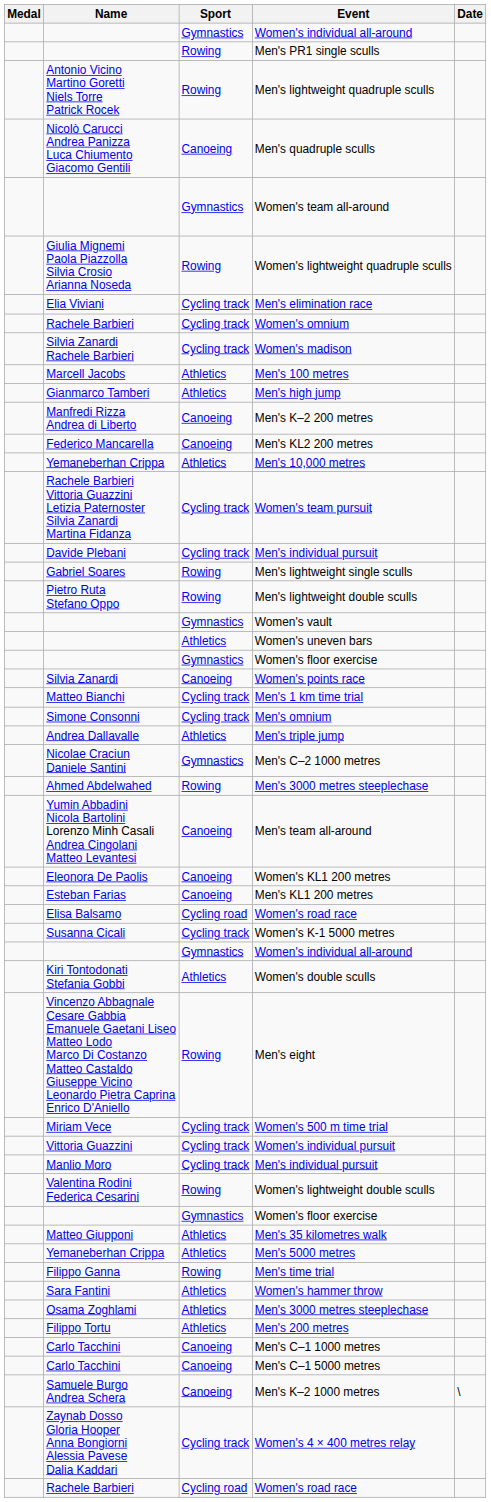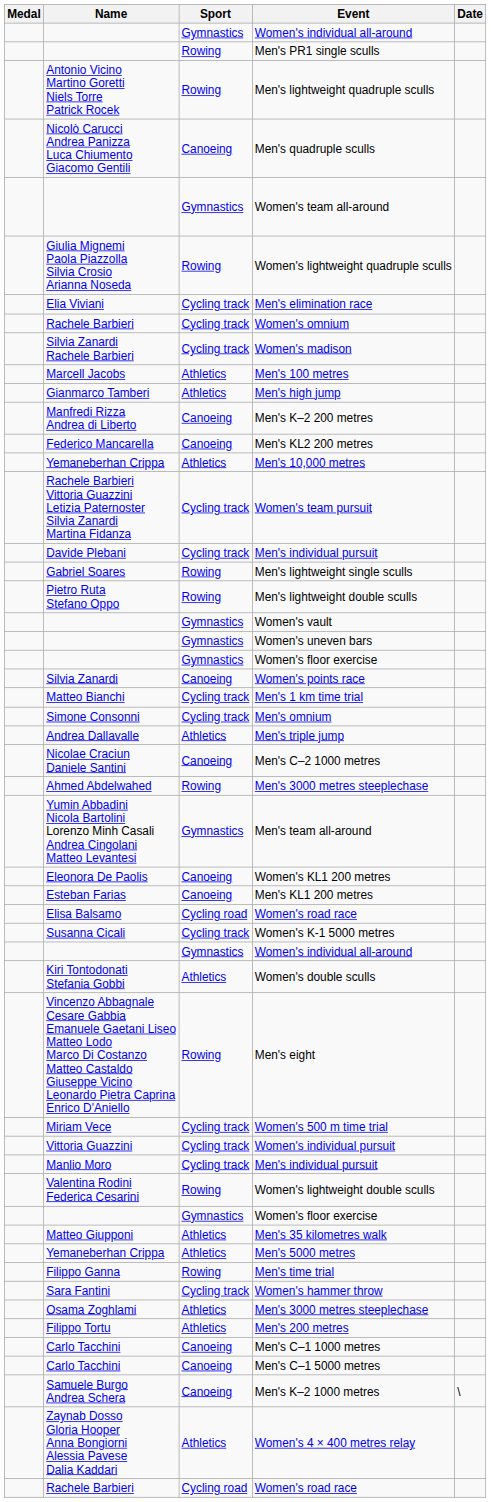(204, 641) Athletics -> (212, 641) Gymnastics
(212, 761) Gymnastics -> (207, 761) Canoeing
(207, 831) Canoeing -> (212, 831) Gymnastics
(204, 1291) Athletics -> (215, 1291) Cycling track
(215, 1443) Cycling track -> (204, 1443) Athletics
